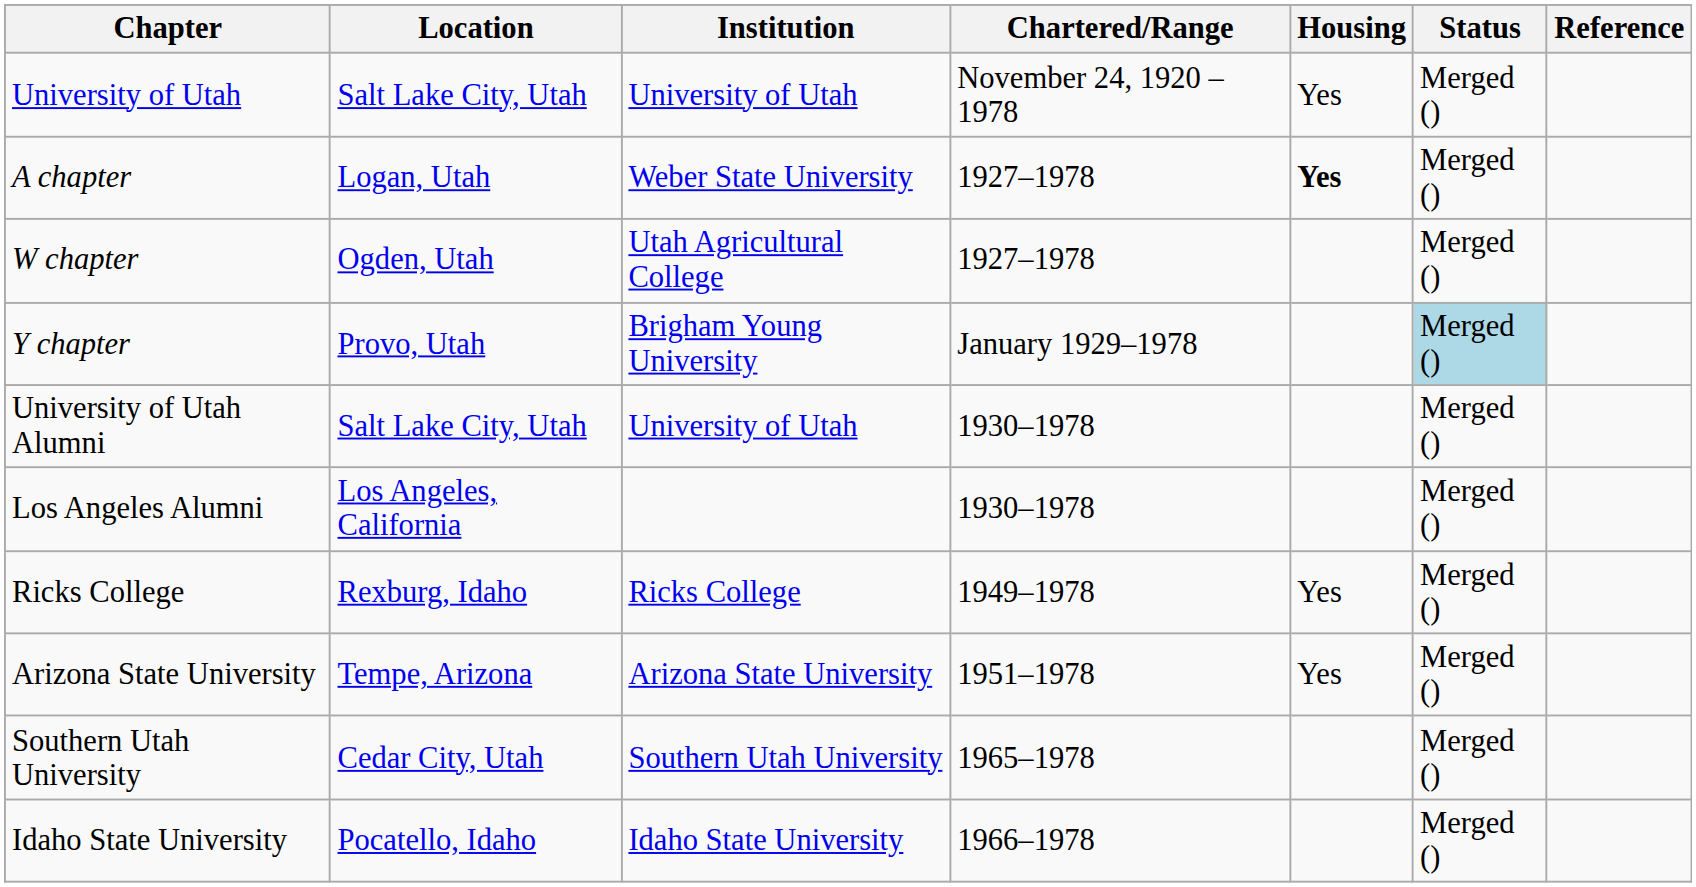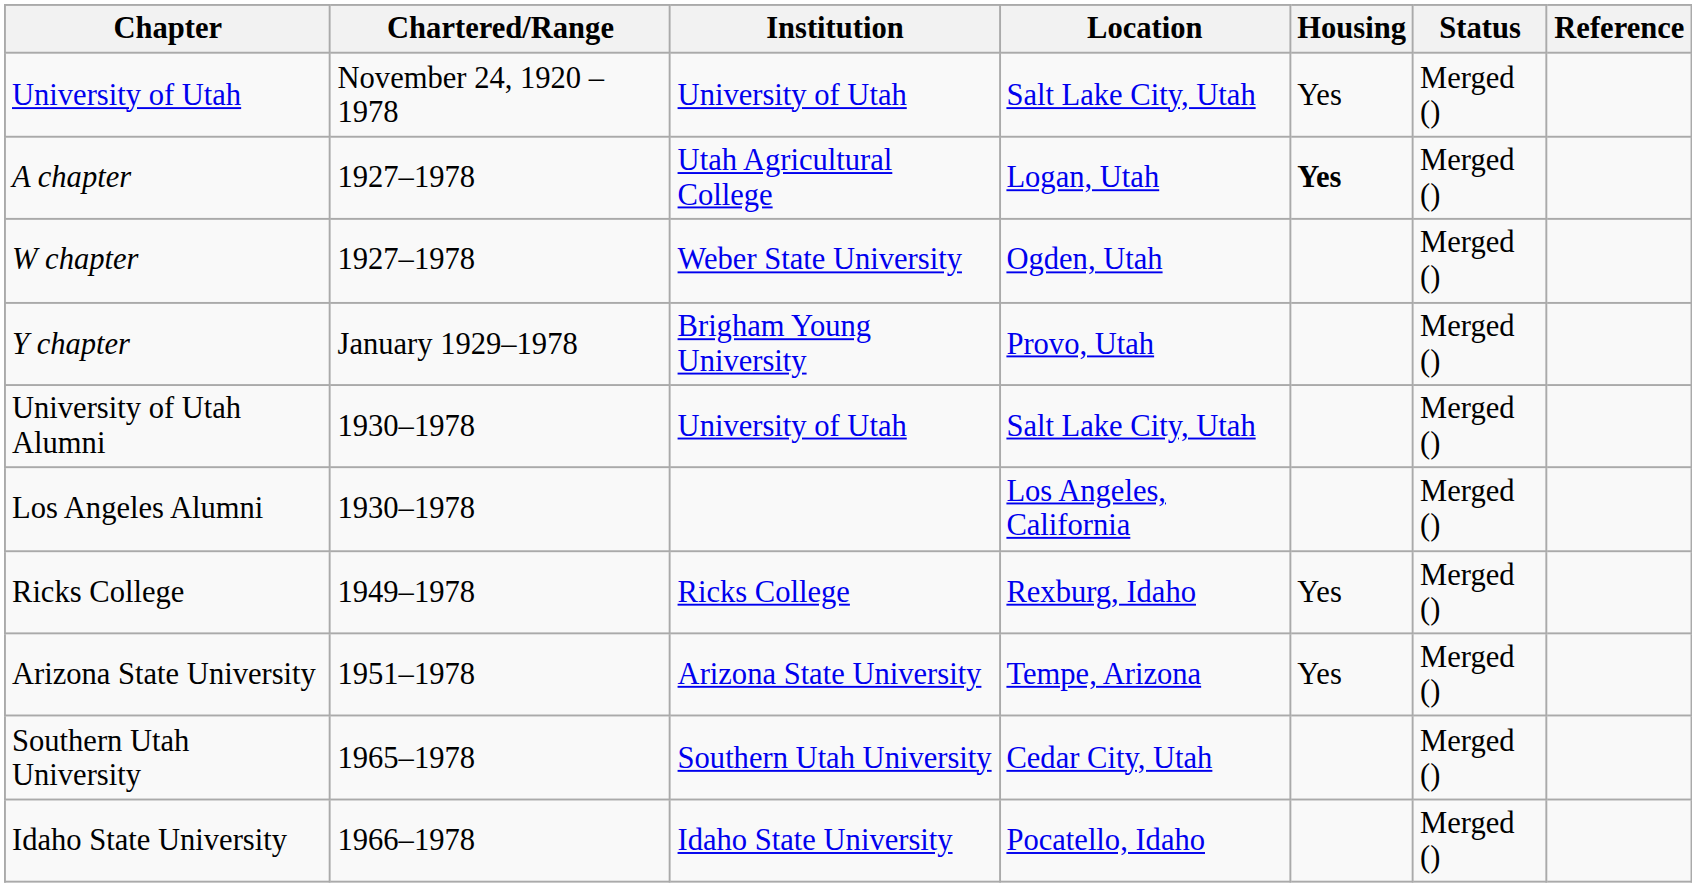columns swapped: (1120, 28) <-> (476, 28)
(771, 177) Weber State University -> (785, 177) Utah Agricultural College
(736, 260) Utah Agricultural College -> (820, 260) Weber State University
(1467, 342) lightblue background -> (1467, 342) no background
